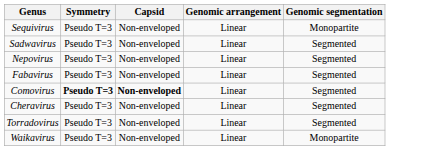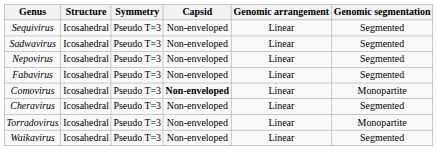+ column: (86, 12)
(334, 28) Monopartite -> (382, 28) Segmented
(88, 91) bold -> (137, 91) normal
(334, 91) Segmented -> (382, 91) Monopartite
(334, 122) Segmented -> (382, 122) Monopartite
(334, 138) Monopartite -> (382, 138) Segmented
